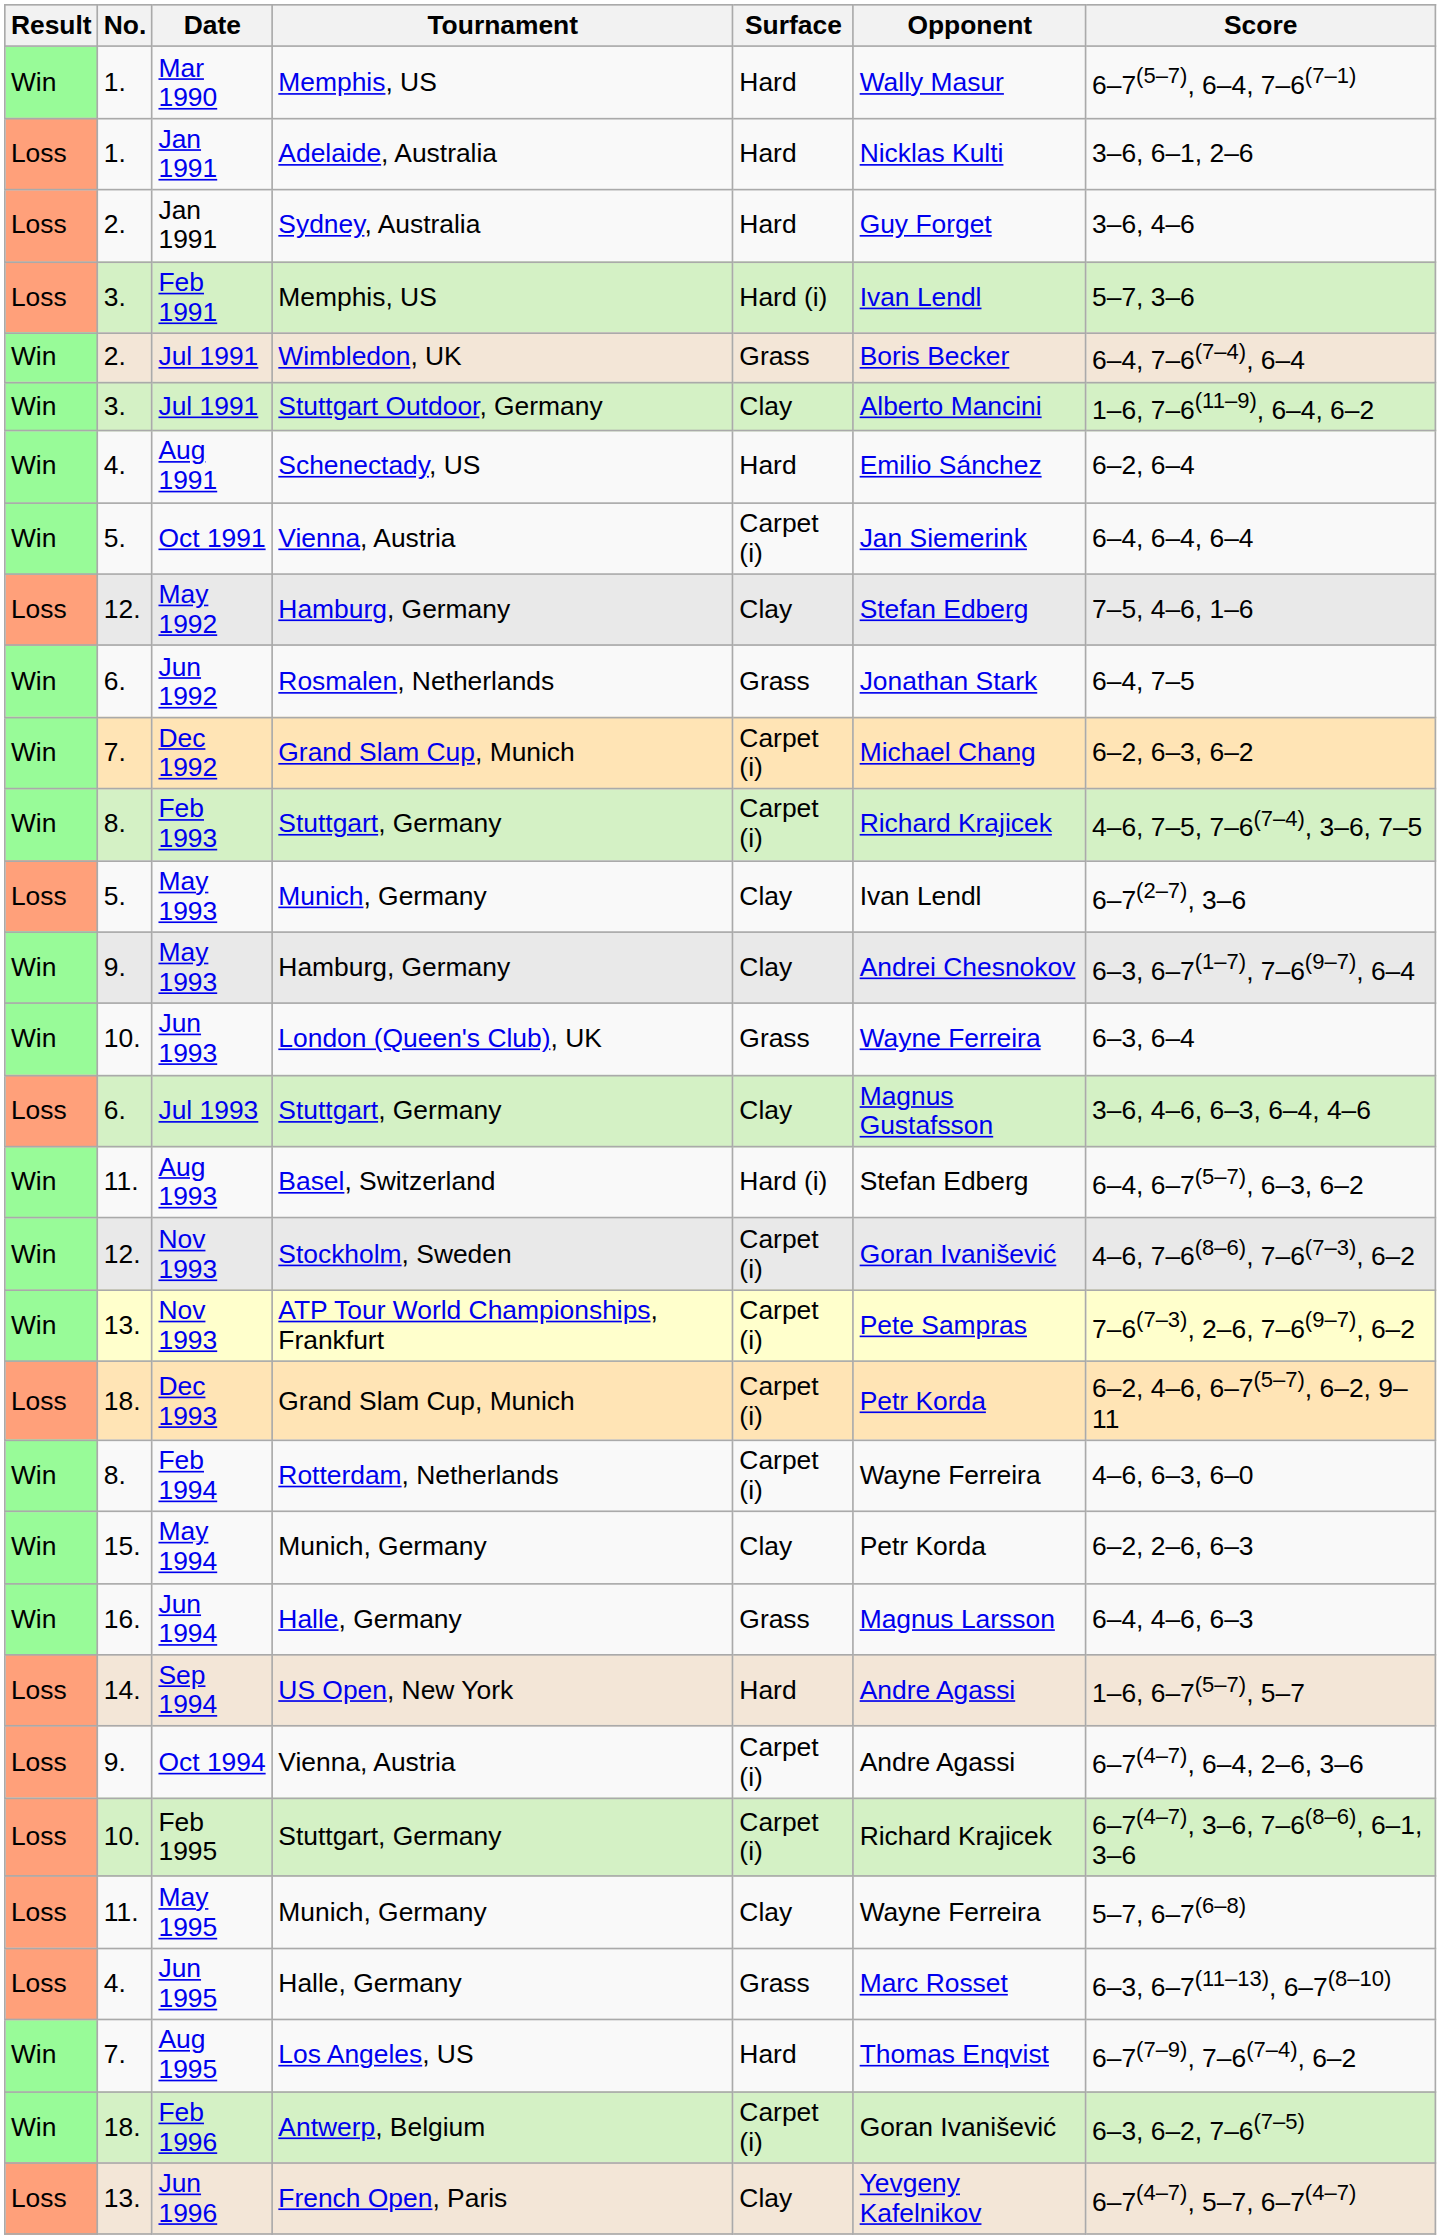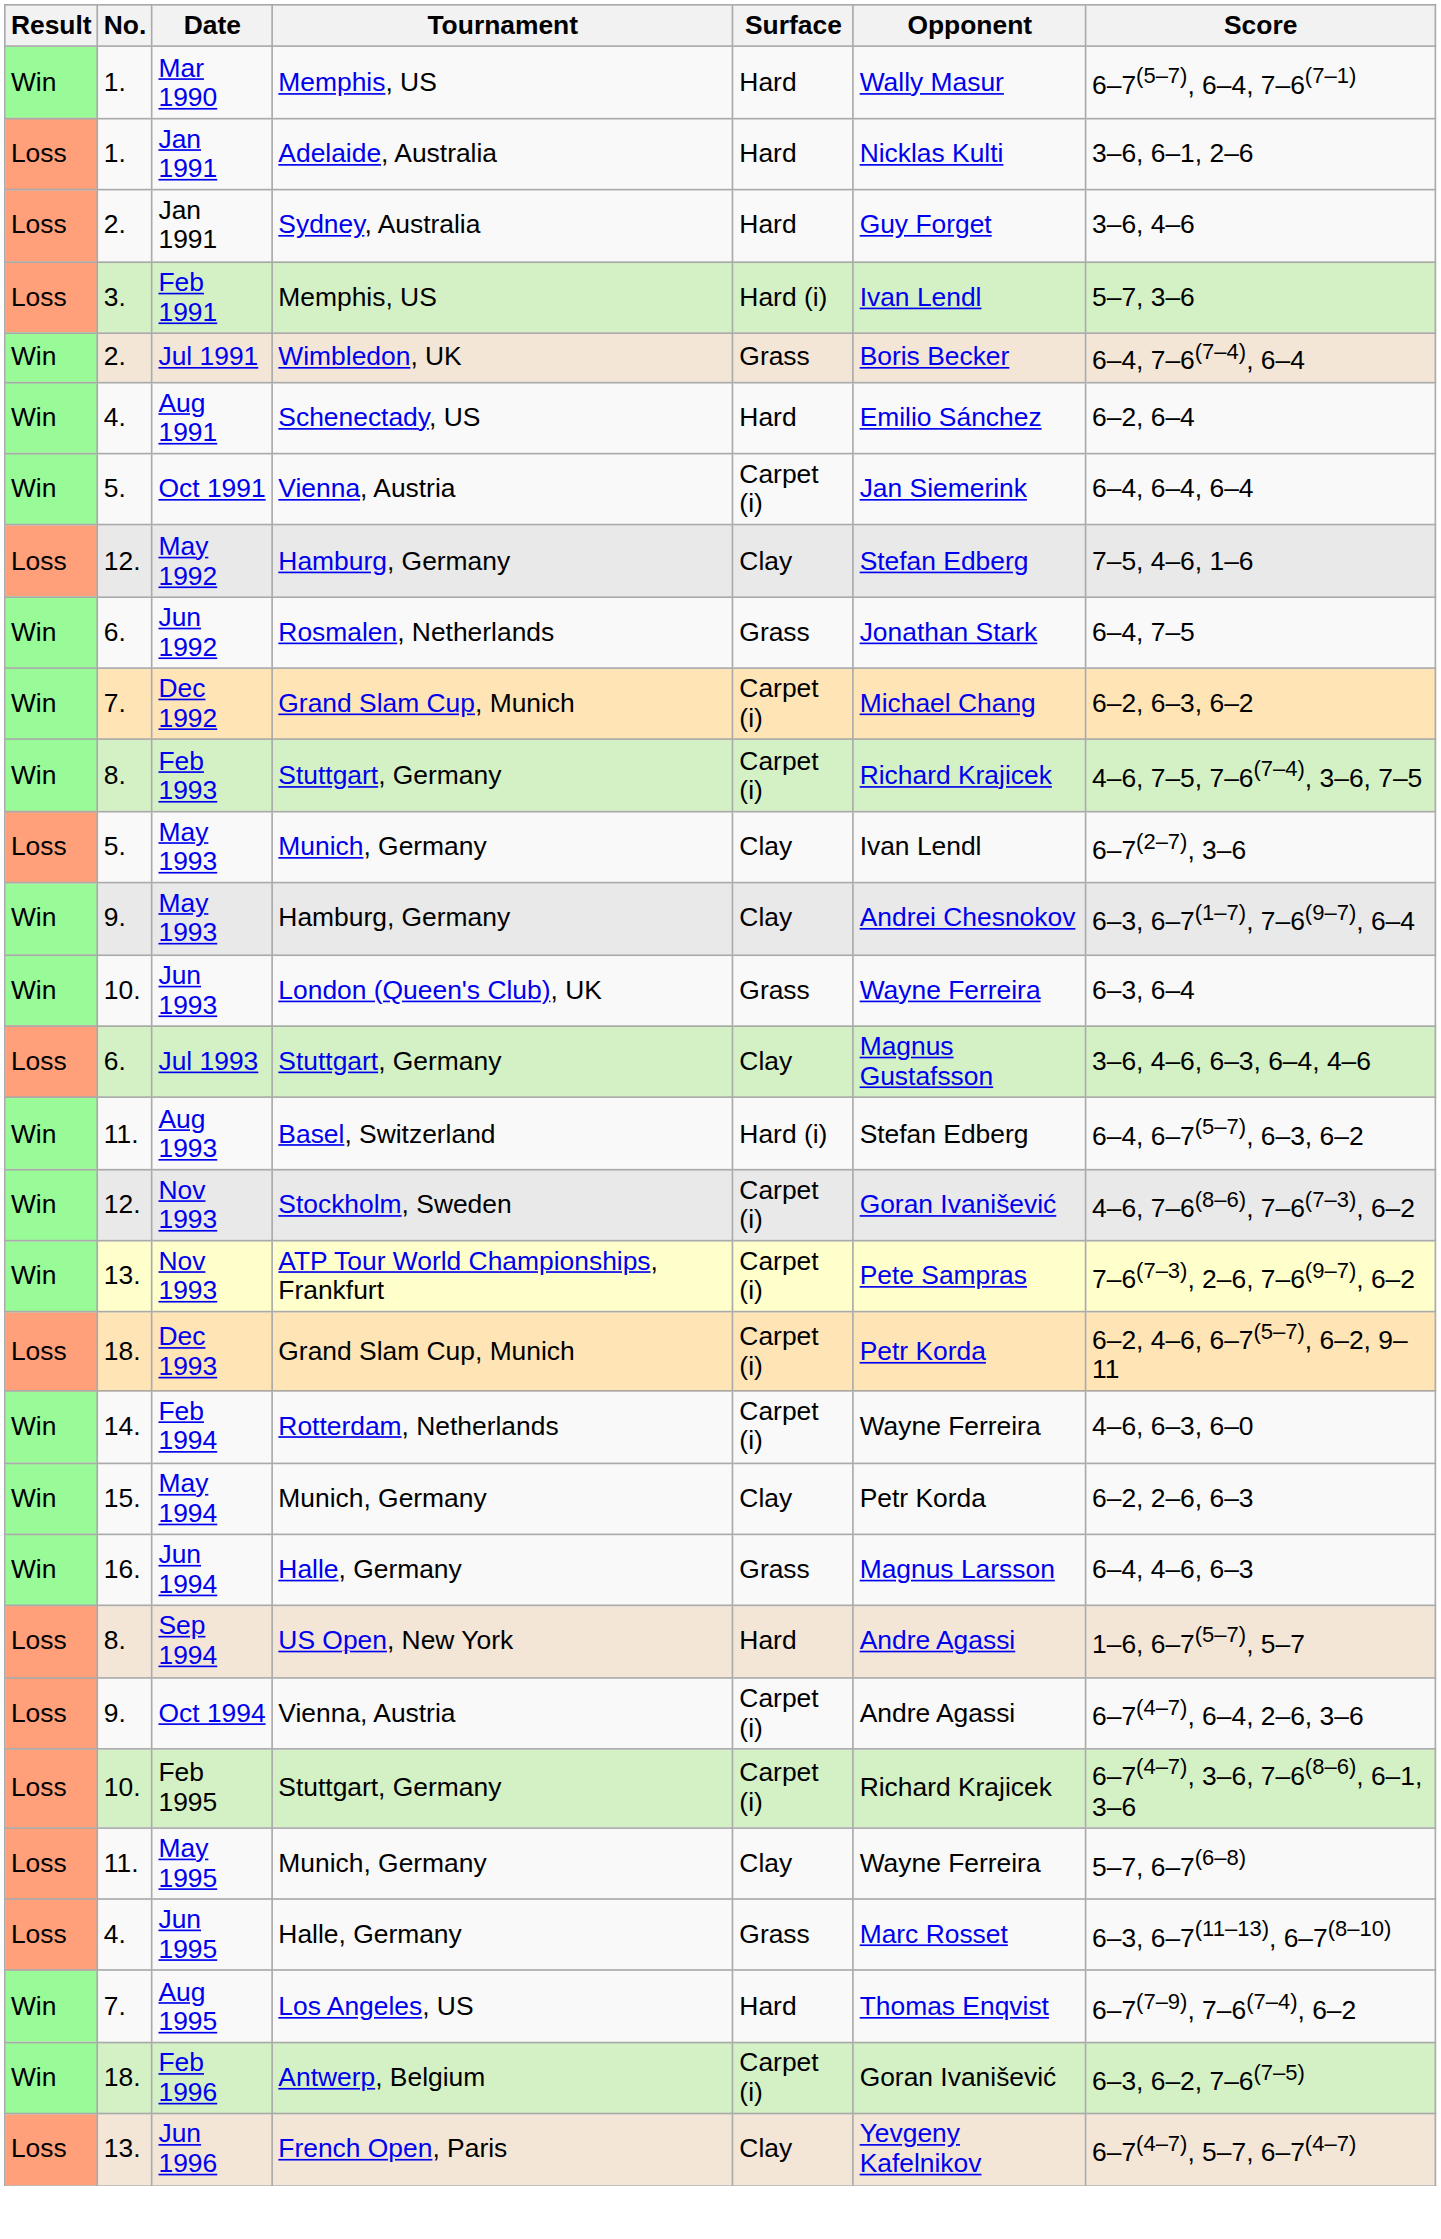- row: (208, 406)
(115, 1475) 8. -> (122, 1426) 14.
(122, 1690) 14. -> (115, 1641) 8.
